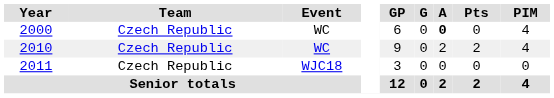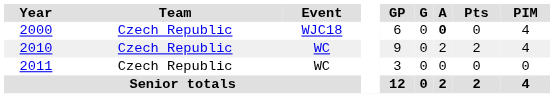(322, 31) WC -> (322, 31) WJC18
(322, 66) WJC18 -> (322, 66) WC
